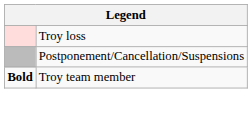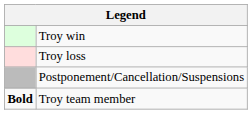+ row: (62, 36)
